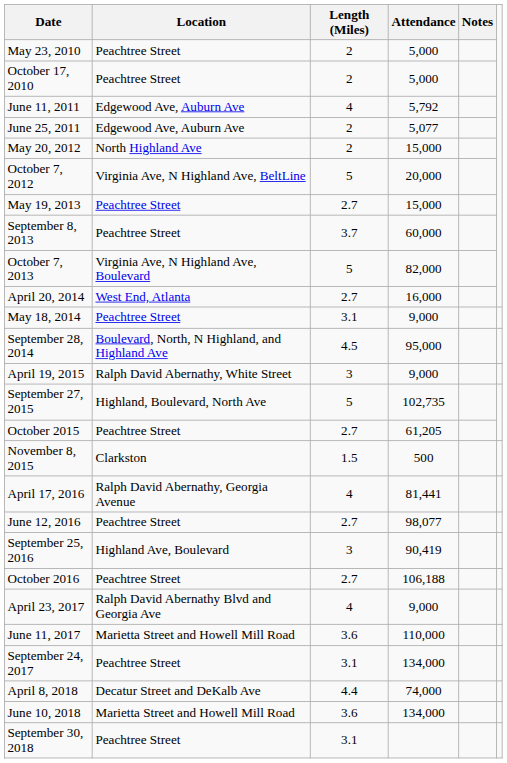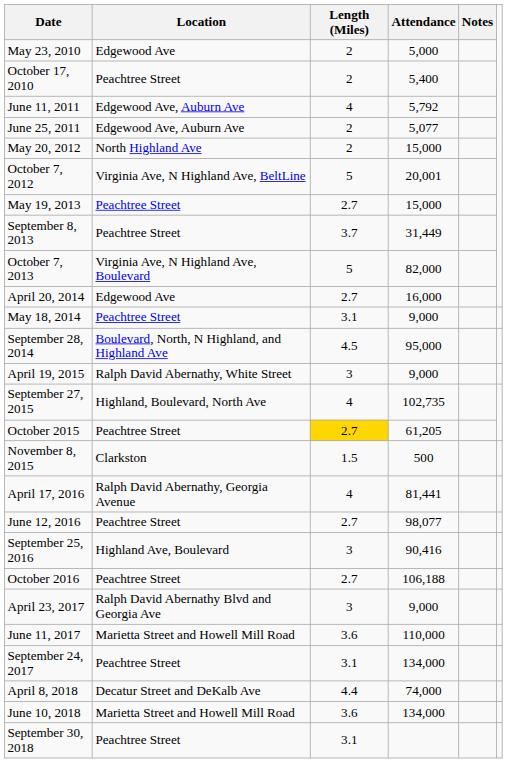(138, 50) Peachtree Street -> (135, 50) Edgewood Ave
(424, 78) 5,000 -> (424, 78) 5,400
(424, 176) 20,000 -> (424, 176) 20,001
(424, 233) 60,000 -> (424, 233) 31,449
(143, 296) West End, Atlanta -> (135, 296) Edgewood Ave
(349, 402) 5 -> (349, 402) 4
(349, 430) no background -> (349, 430) gold background
(424, 550) 90,419 -> (424, 550) 90,416
(349, 606) 4 -> (349, 606) 3
